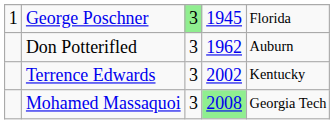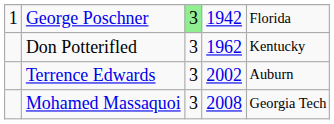(224, 18) 1945 -> (224, 18) 1942
(271, 47) Auburn -> (277, 47) Kentucky
(277, 75) Kentucky -> (271, 75) Auburn
(224, 103) lightgreen background -> (224, 103) no background
